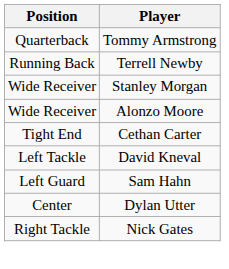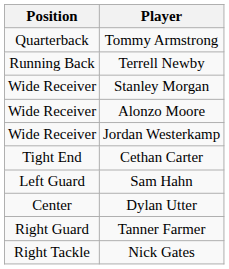+ row: (162, 134)
- row: (160, 157)
+ row: (162, 228)
